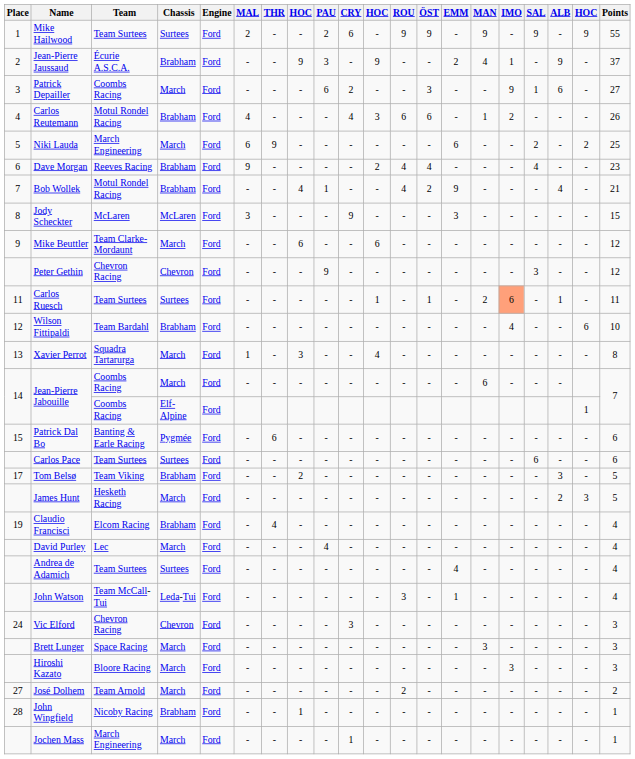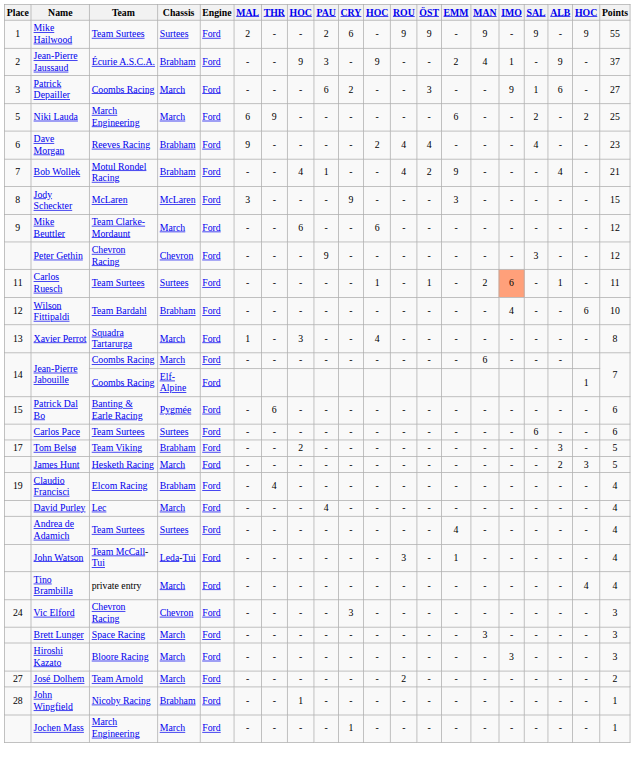- row: (56, 117)
+ row: (53, 585)
